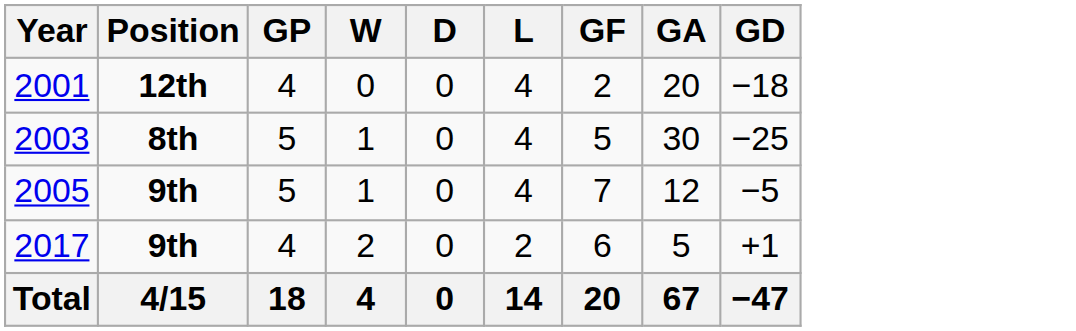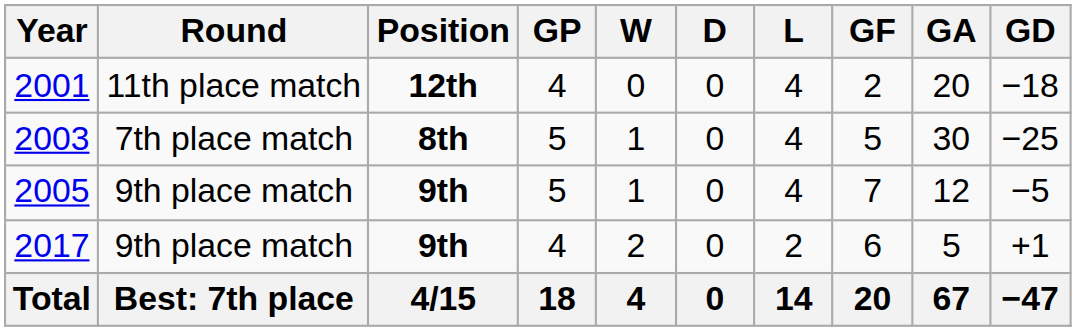+ column: (234, 31)
